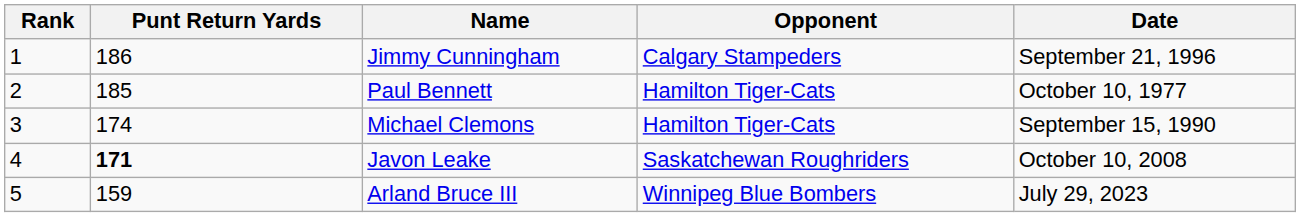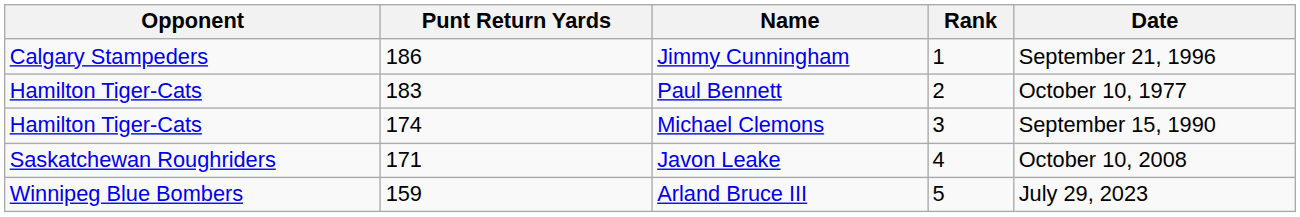columns swapped: (48, 21) <-> (826, 21)
(114, 90) 185 -> (404, 90) 183
(114, 159) bold -> (404, 159) normal
